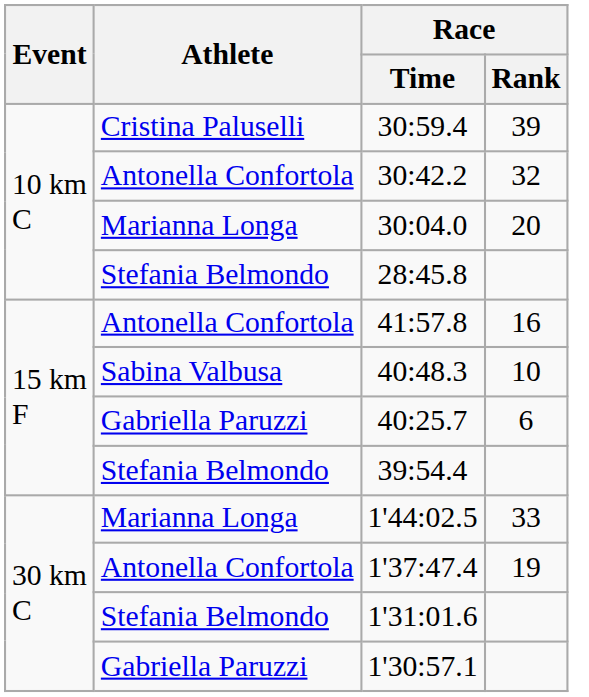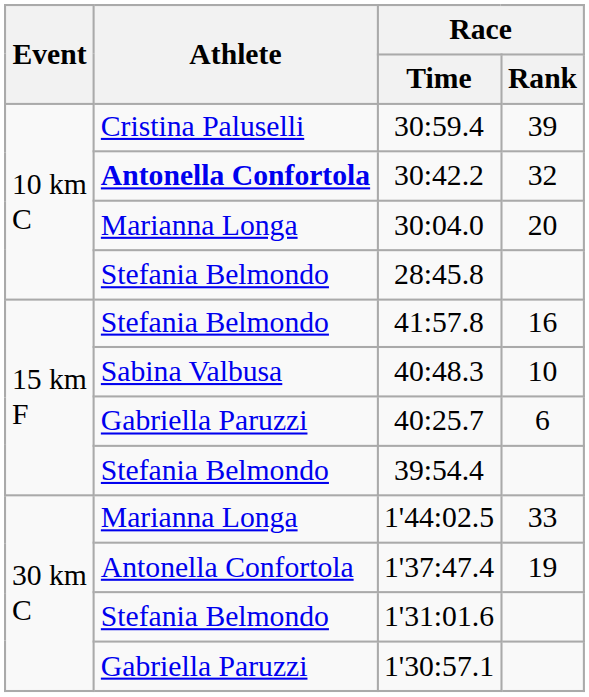(227, 176) normal -> (235, 176) bold
(227, 322) Antonella Confortola -> (215, 322) Stefania Belmondo
